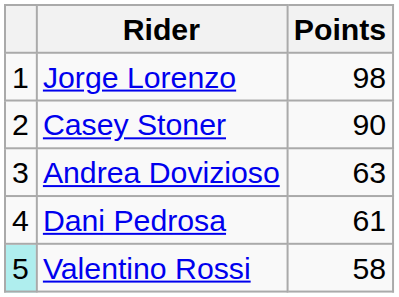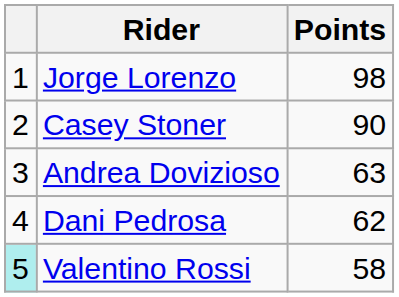(369, 221) 61 -> (369, 221) 62
